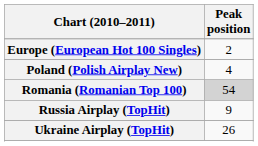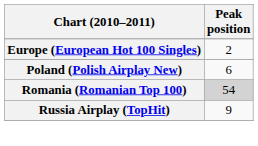(229, 69) 4 -> (229, 69) 6
- row: (104, 130)
